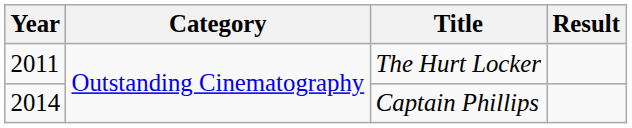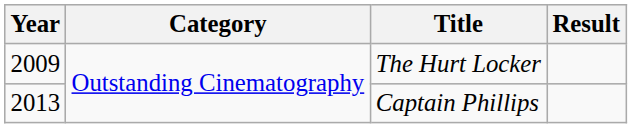(35, 63) 2011 -> (35, 63) 2009
(35, 102) 2014 -> (35, 102) 2013
